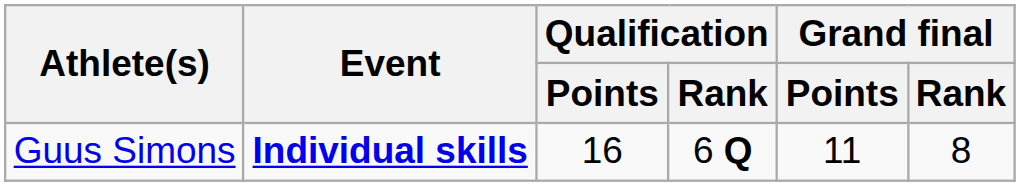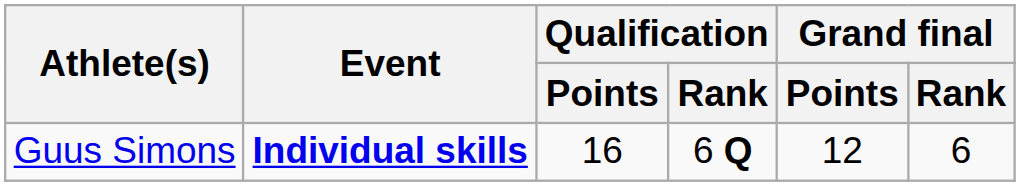(842, 151) 11 -> (842, 151) 12
(961, 151) 8 -> (961, 151) 6
